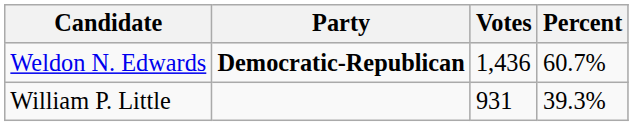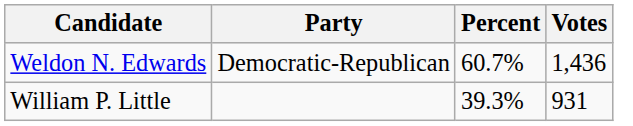columns swapped: (504, 23) <-> (583, 23)
(341, 62) bold -> (334, 62) normal
